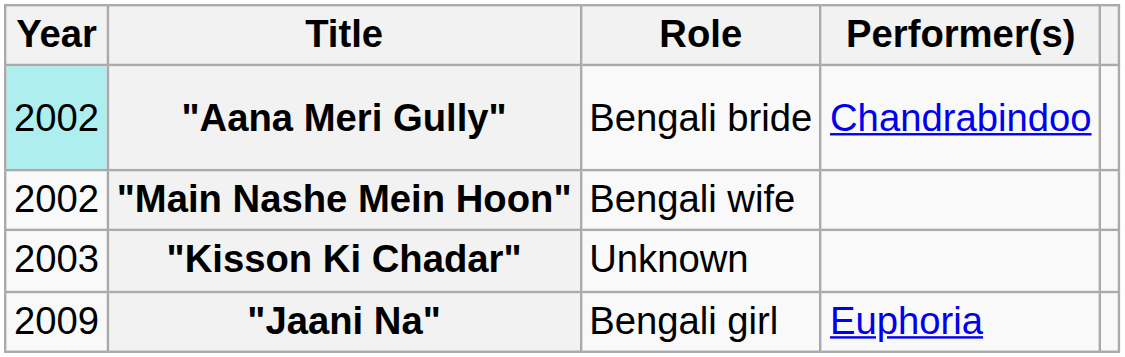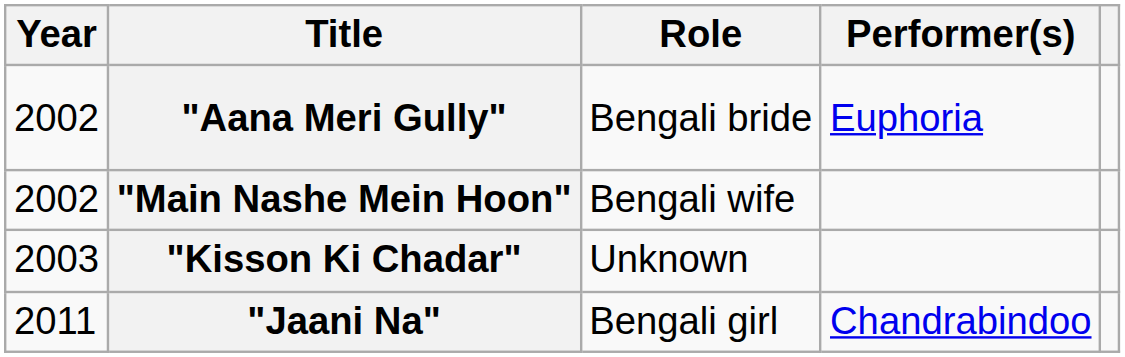(57, 116) paleturquoise background -> (57, 116) no background
(961, 116) Chandrabindoo -> (907, 116) Euphoria
(57, 320) 2009 -> (55, 320) 2011
(907, 320) Euphoria -> (961, 320) Chandrabindoo
